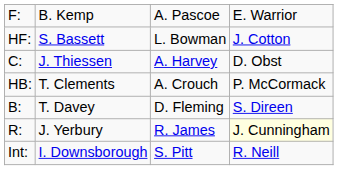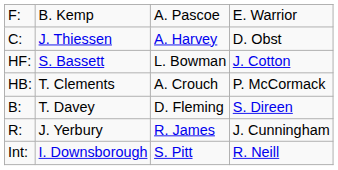rows swapped: (20, 38) <-> (15, 61)
(281, 130) lightyellow background -> (281, 130) no background
